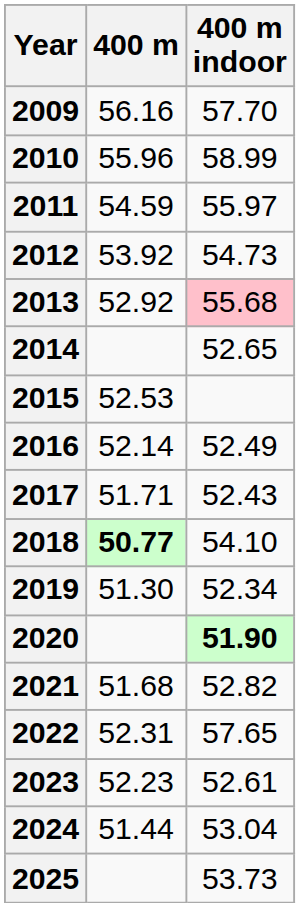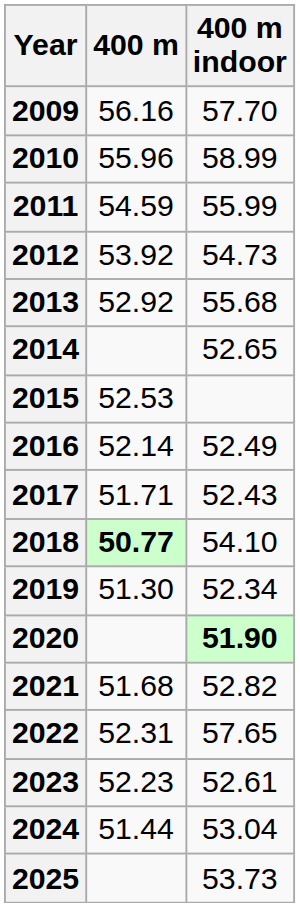(240, 206) 55.97 -> (240, 206) 55.99
(240, 302) pink background -> (240, 302) no background
